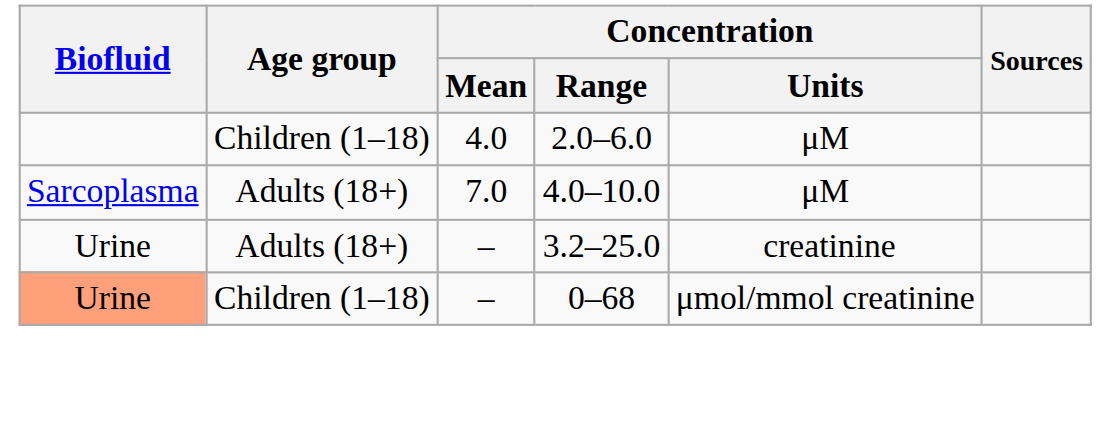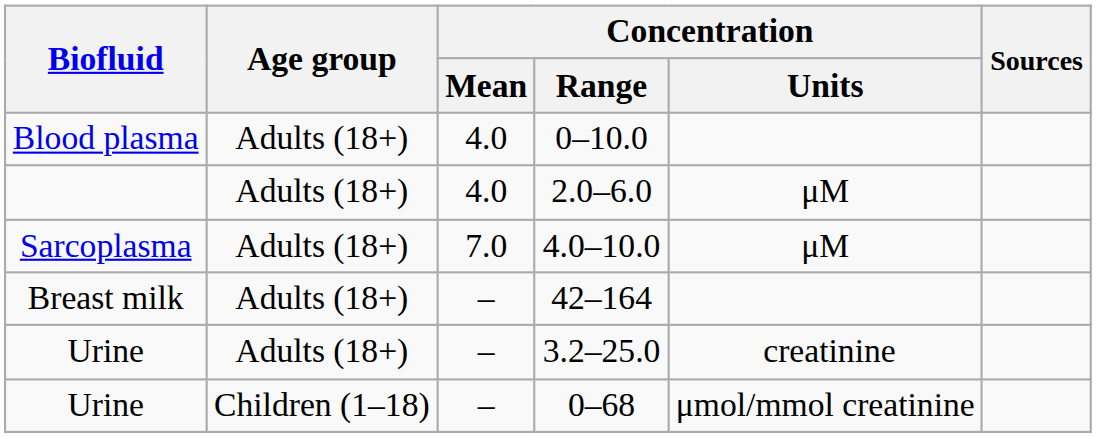+ row: (602, 138)
(322, 138) Children (1–18) -> (322, 191) Adults (18+)
+ row: (602, 298)
(113, 298) lightsalmon background -> (106, 404) no background
